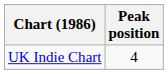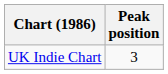(134, 57) 4 -> (134, 57) 3
